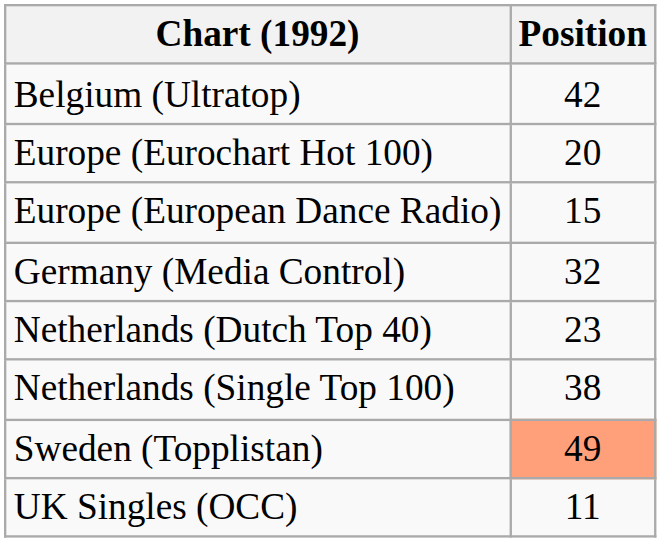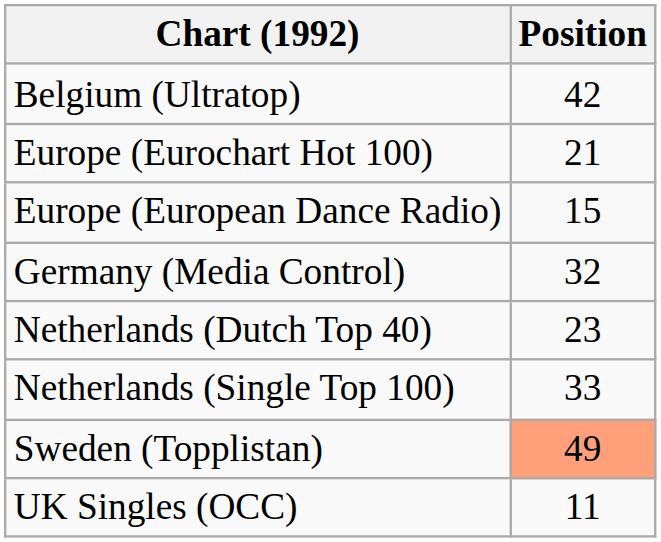(583, 152) 20 -> (583, 152) 21
(583, 388) 38 -> (583, 388) 33
